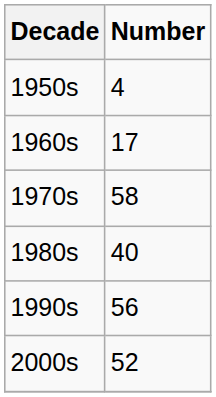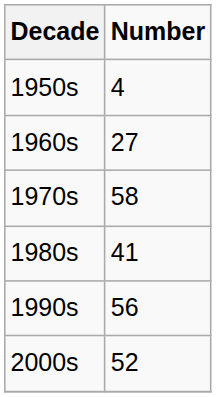(125, 142) 17 -> (125, 142) 27
(125, 252) 40 -> (125, 252) 41
